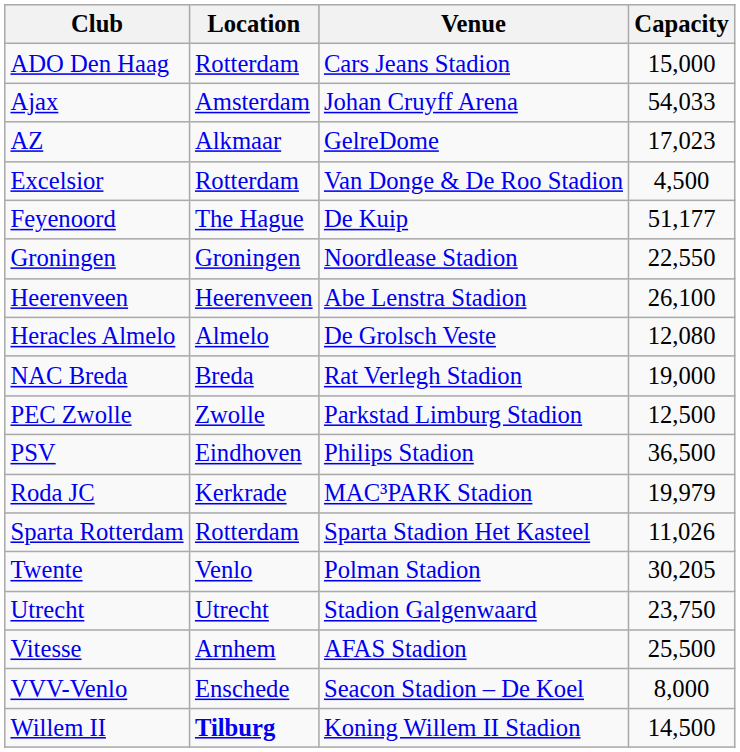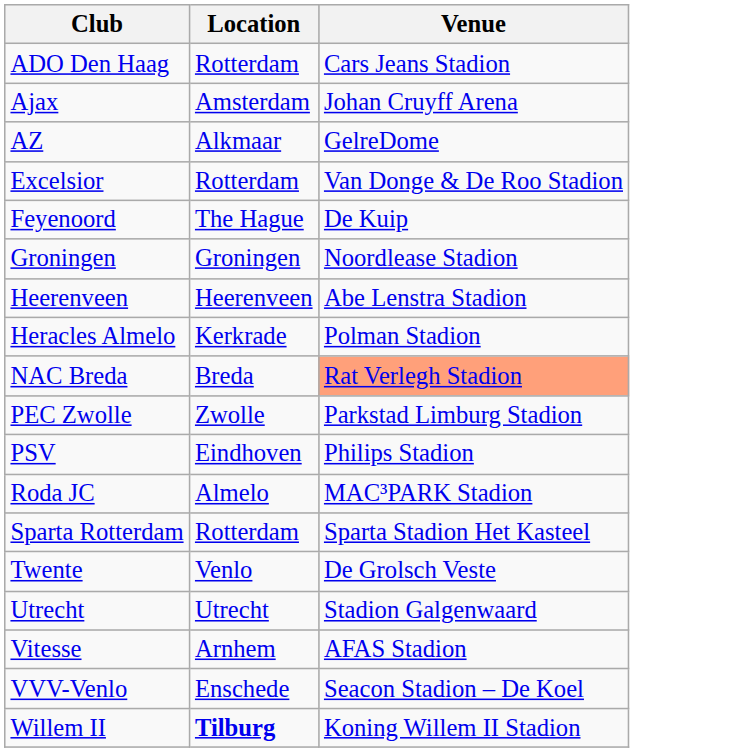- column: (682, 24)
(232, 336) Almelo -> (241, 336) Kerkrade
(410, 336) De Grolsch Veste -> (402, 336) Polman Stadion
(423, 375) no background -> (423, 375) lightsalmon background
(241, 492) Kerkrade -> (232, 492) Almelo
(402, 571) Polman Stadion -> (410, 571) De Grolsch Veste
